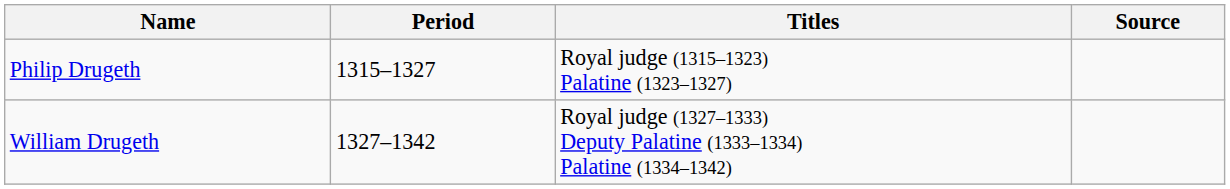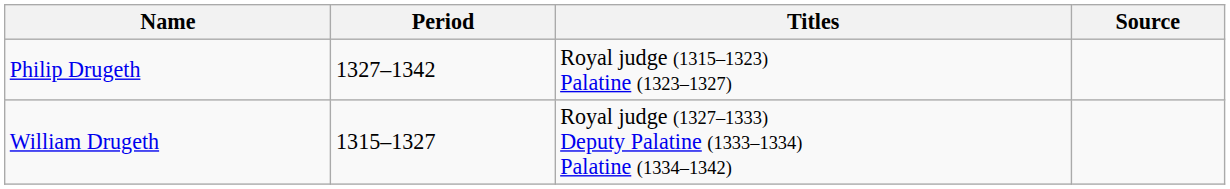(386, 69) 1315–1327 -> (386, 69) 1327–1342
(386, 141) 1327–1342 -> (386, 141) 1315–1327
